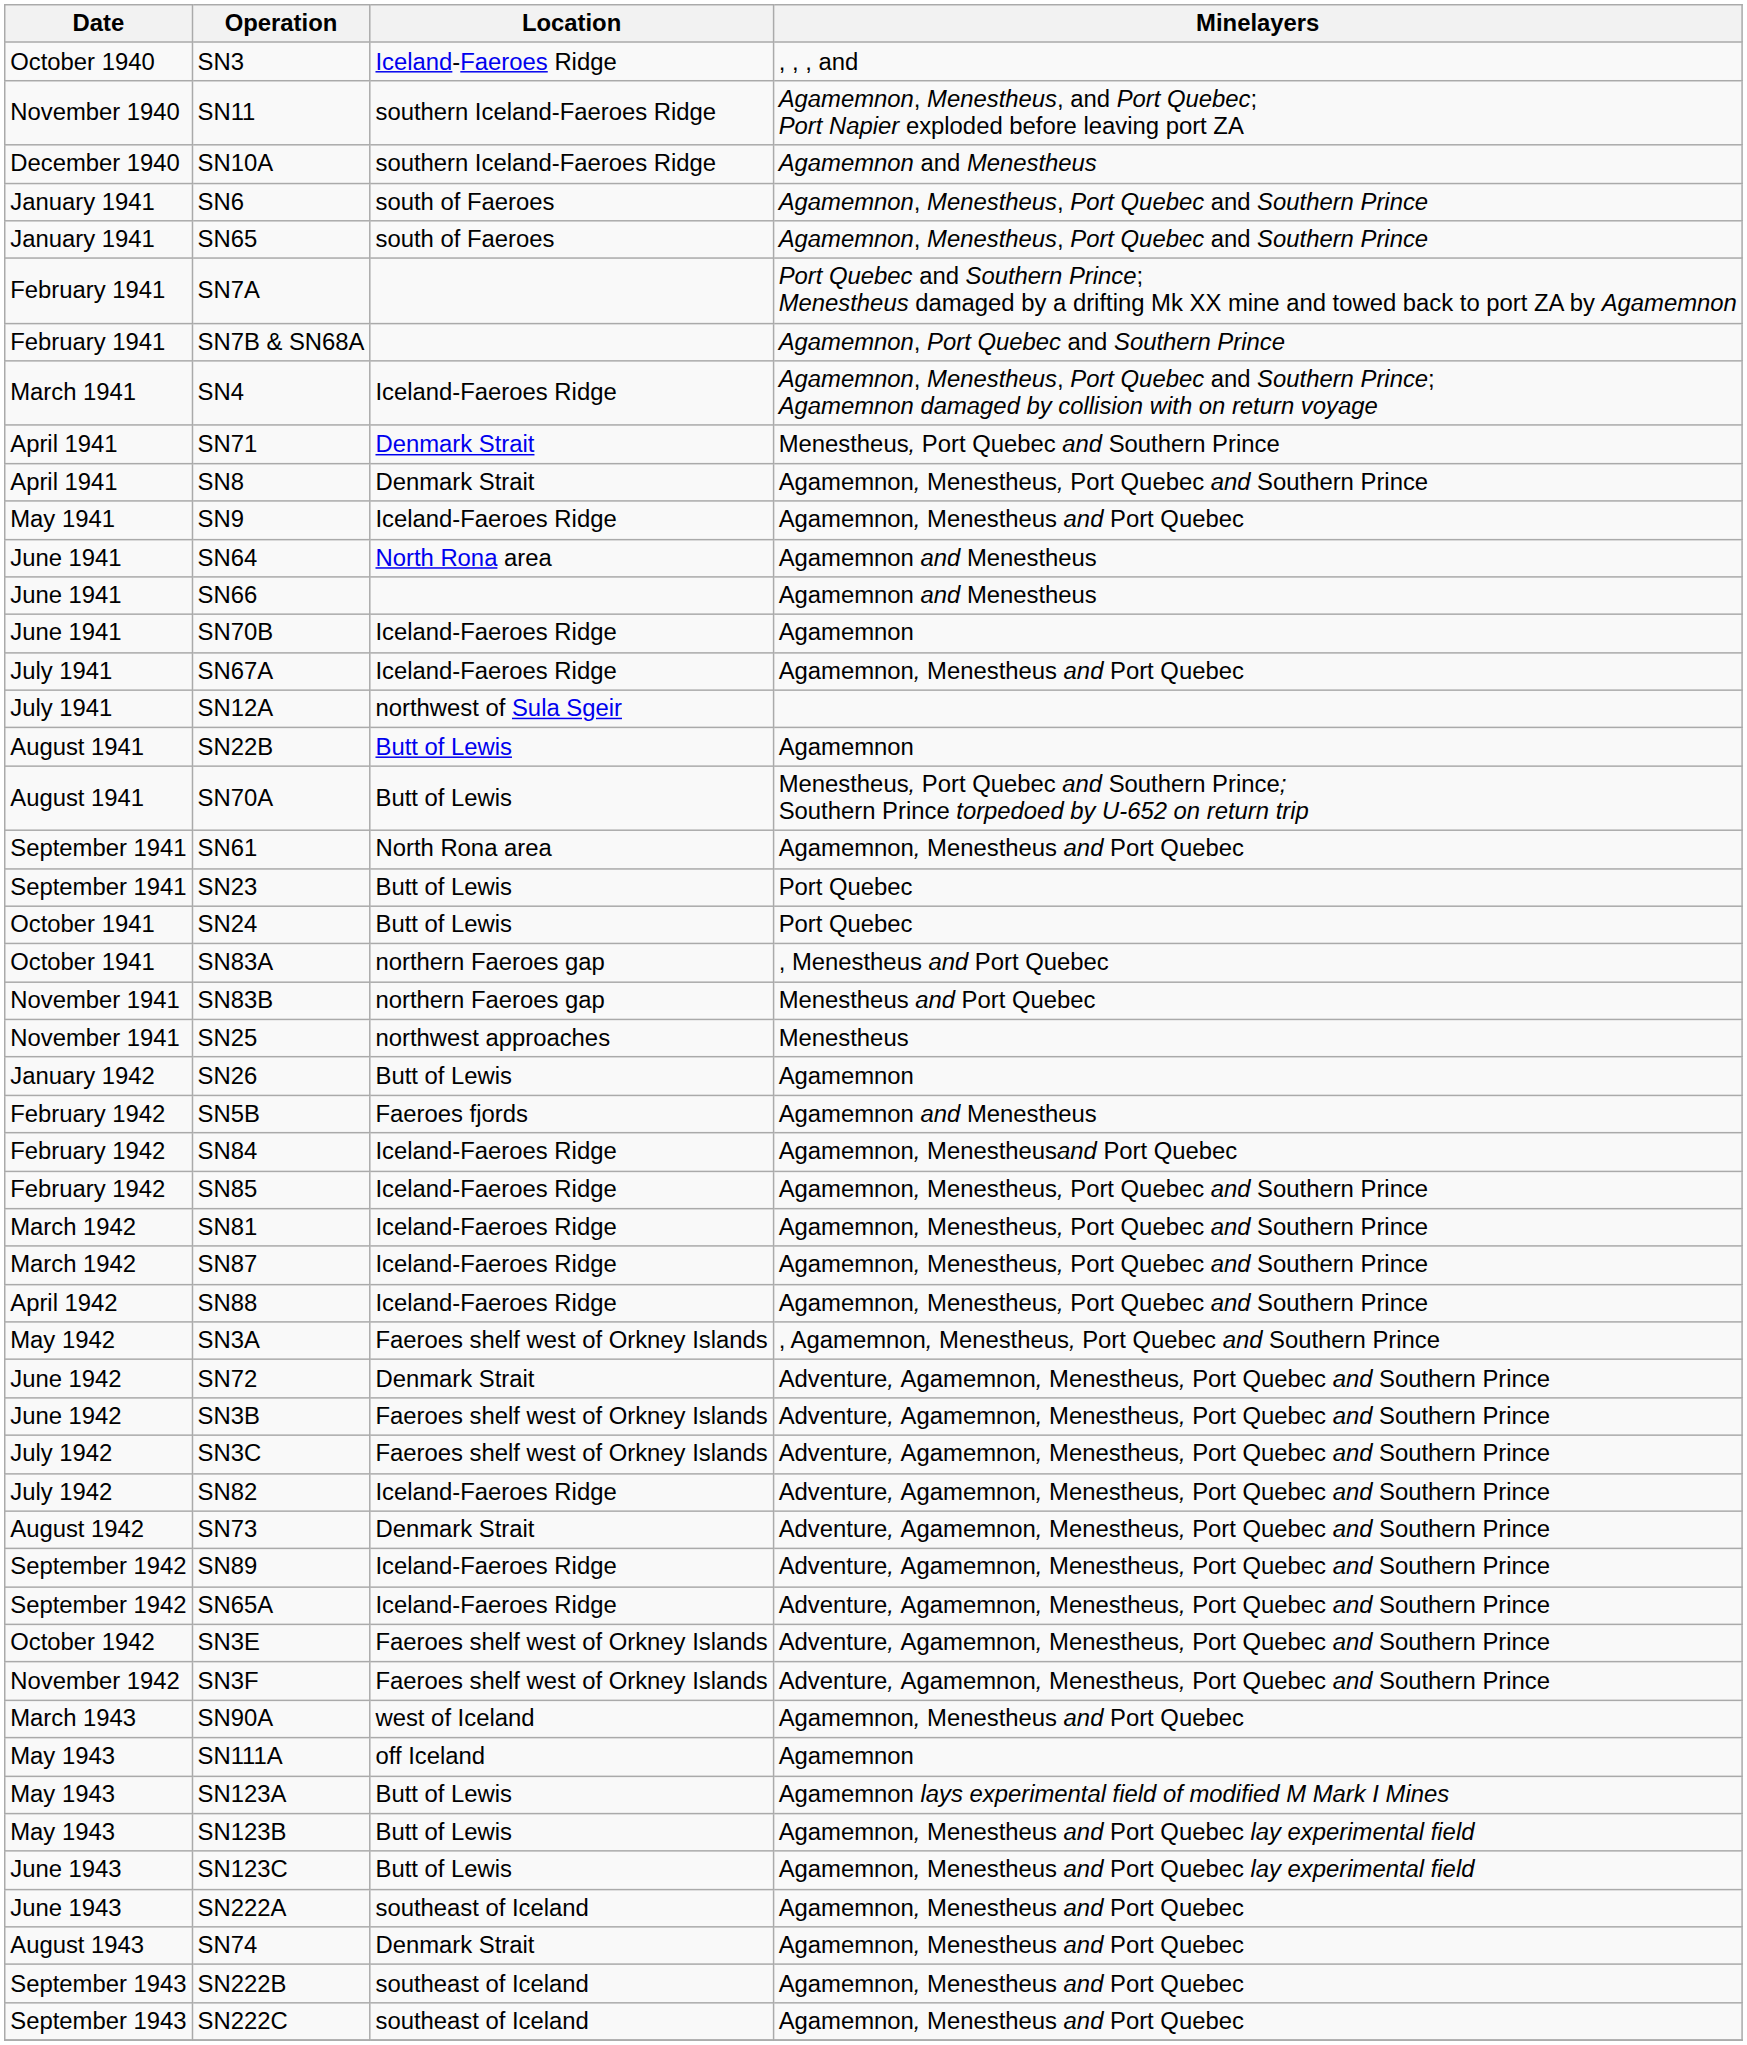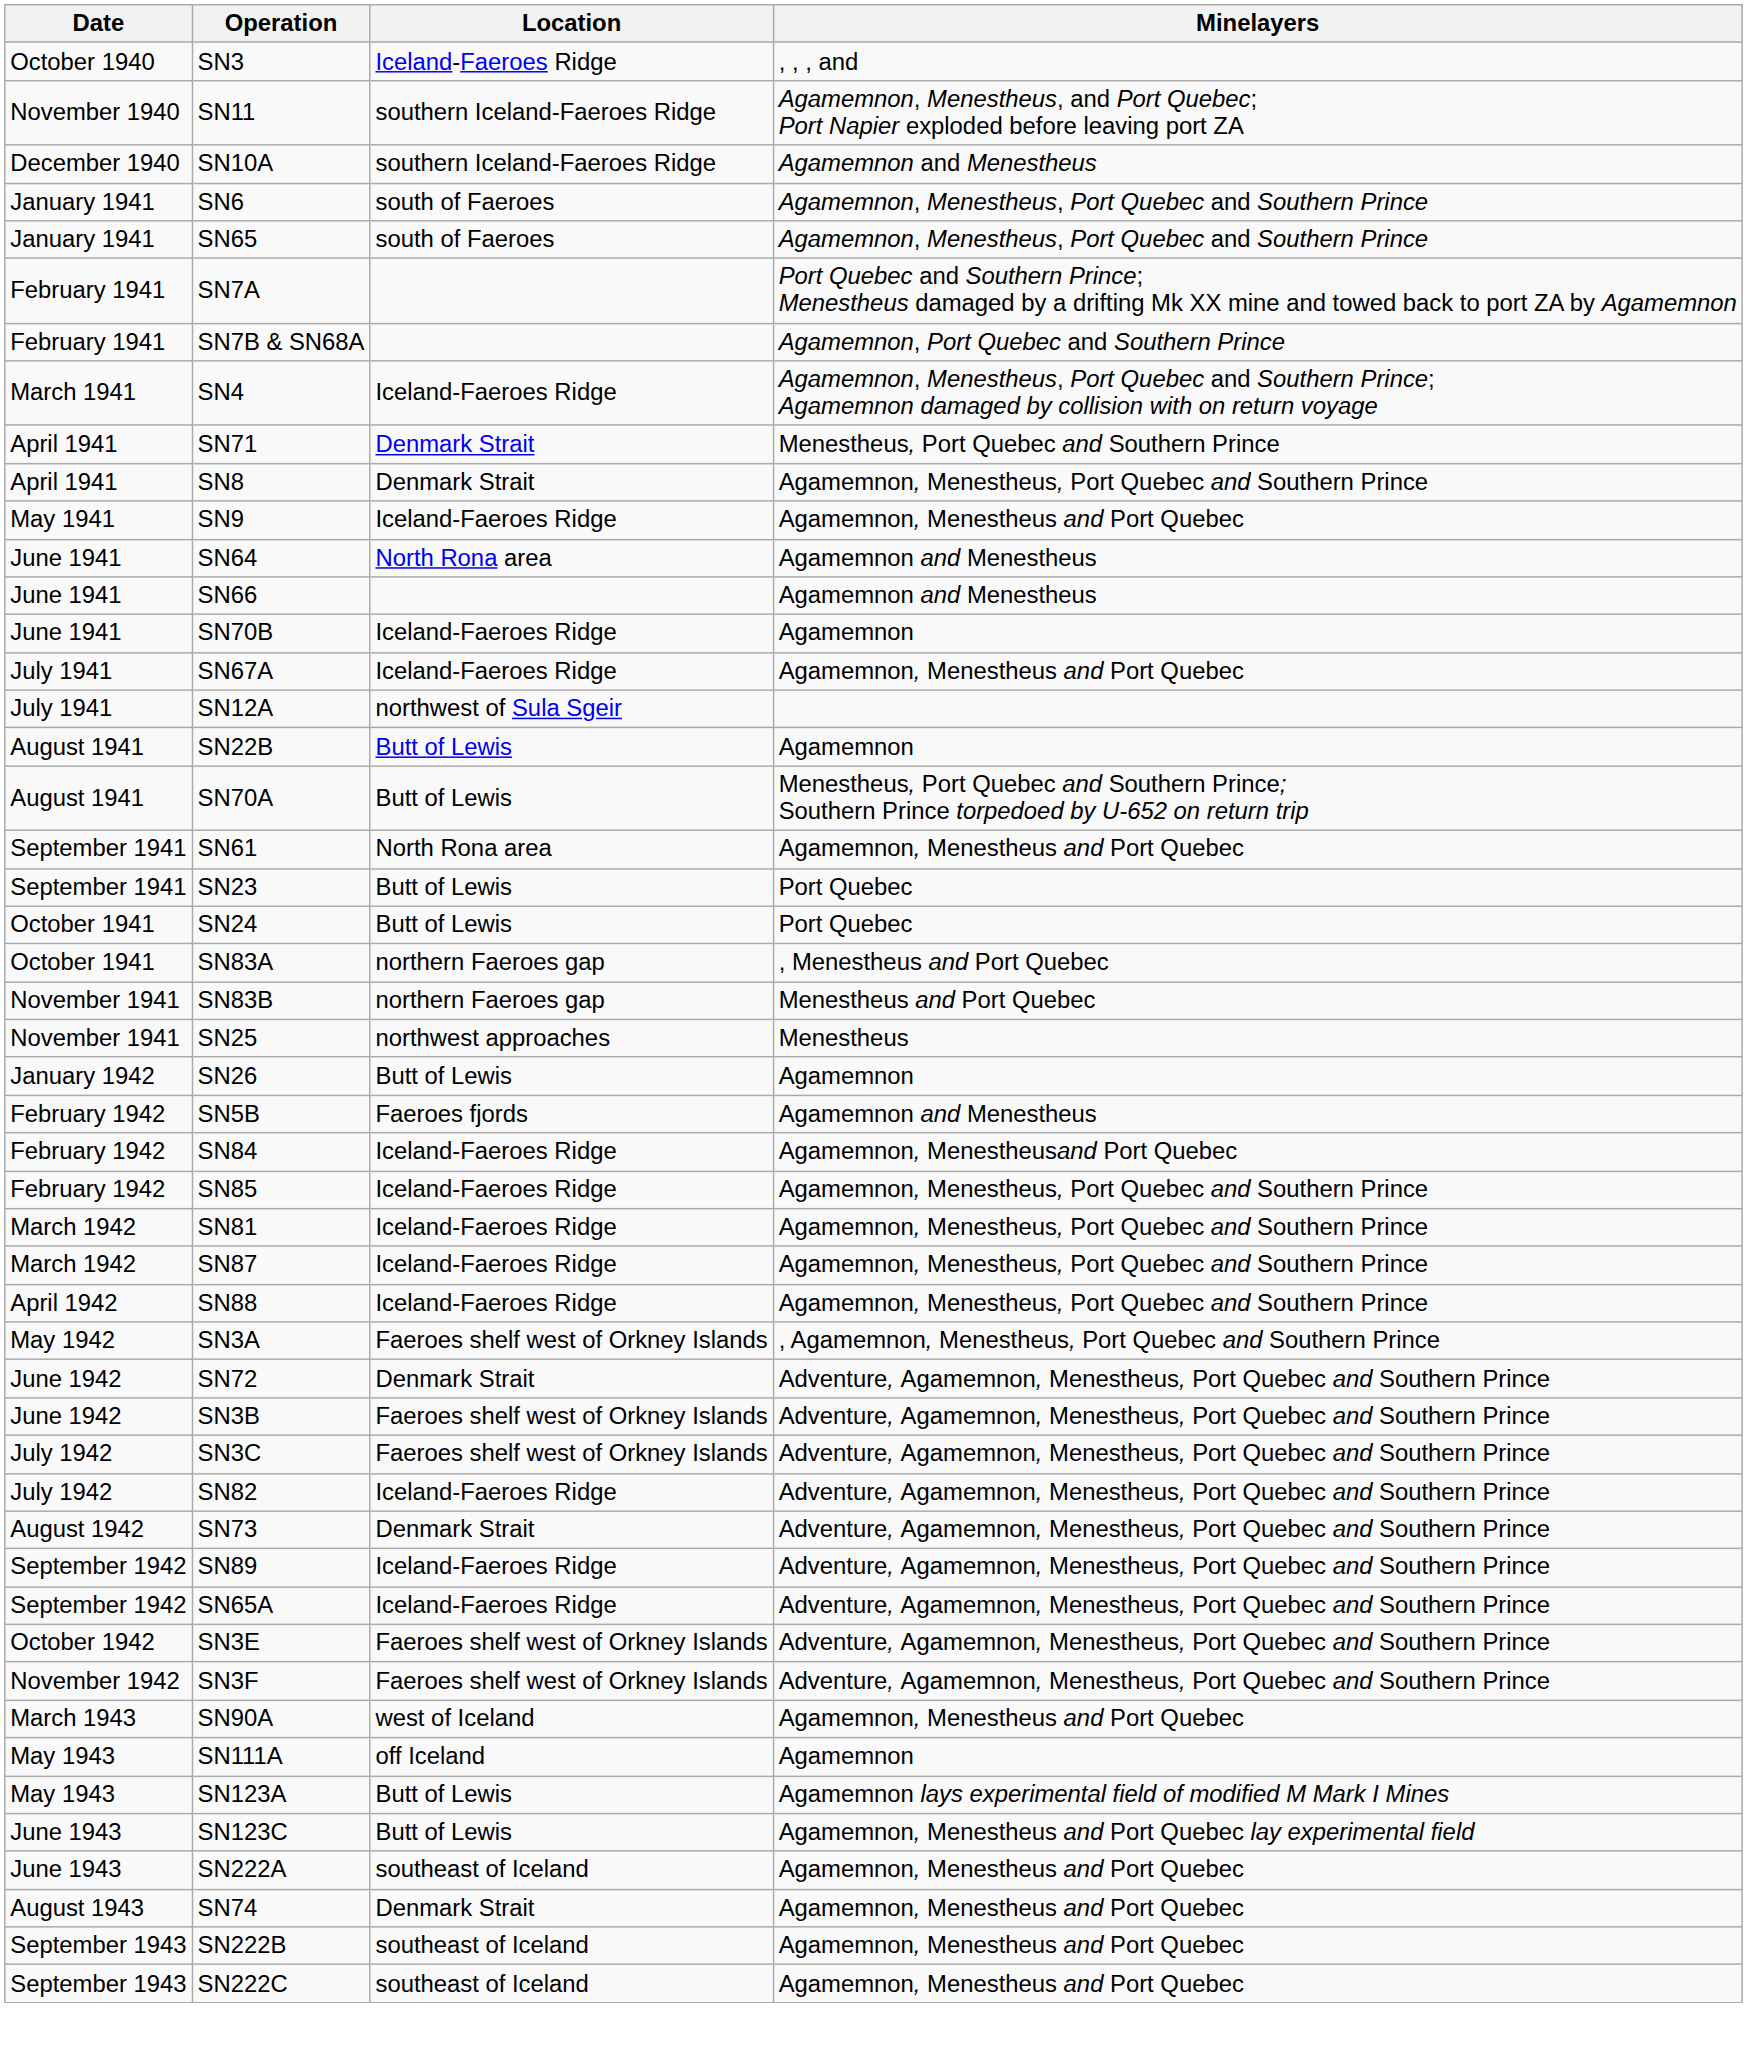- row: (242, 1832)
